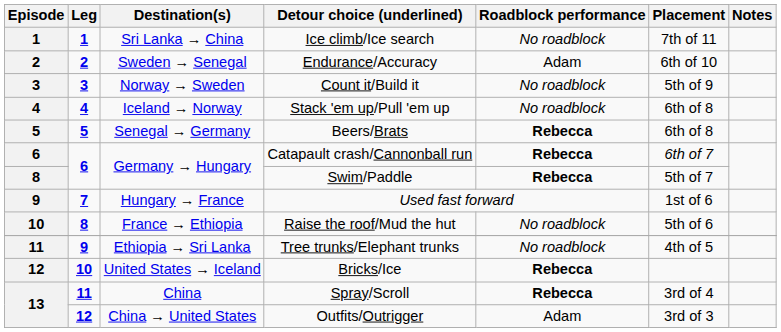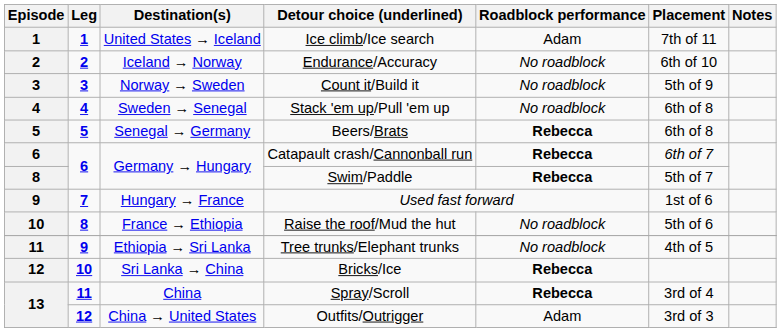(182, 39) Sri Lanka → China -> (182, 39) United States → Iceland
(562, 39) No roadblock -> (562, 39) Adam
(182, 62) Sweden → Senegal -> (182, 62) Iceland → Norway
(562, 62) Adam -> (562, 62) No roadblock
(182, 108) Iceland → Norway -> (182, 108) Sweden → Senegal
(182, 270) United States → Iceland -> (182, 270) Sri Lanka → China
